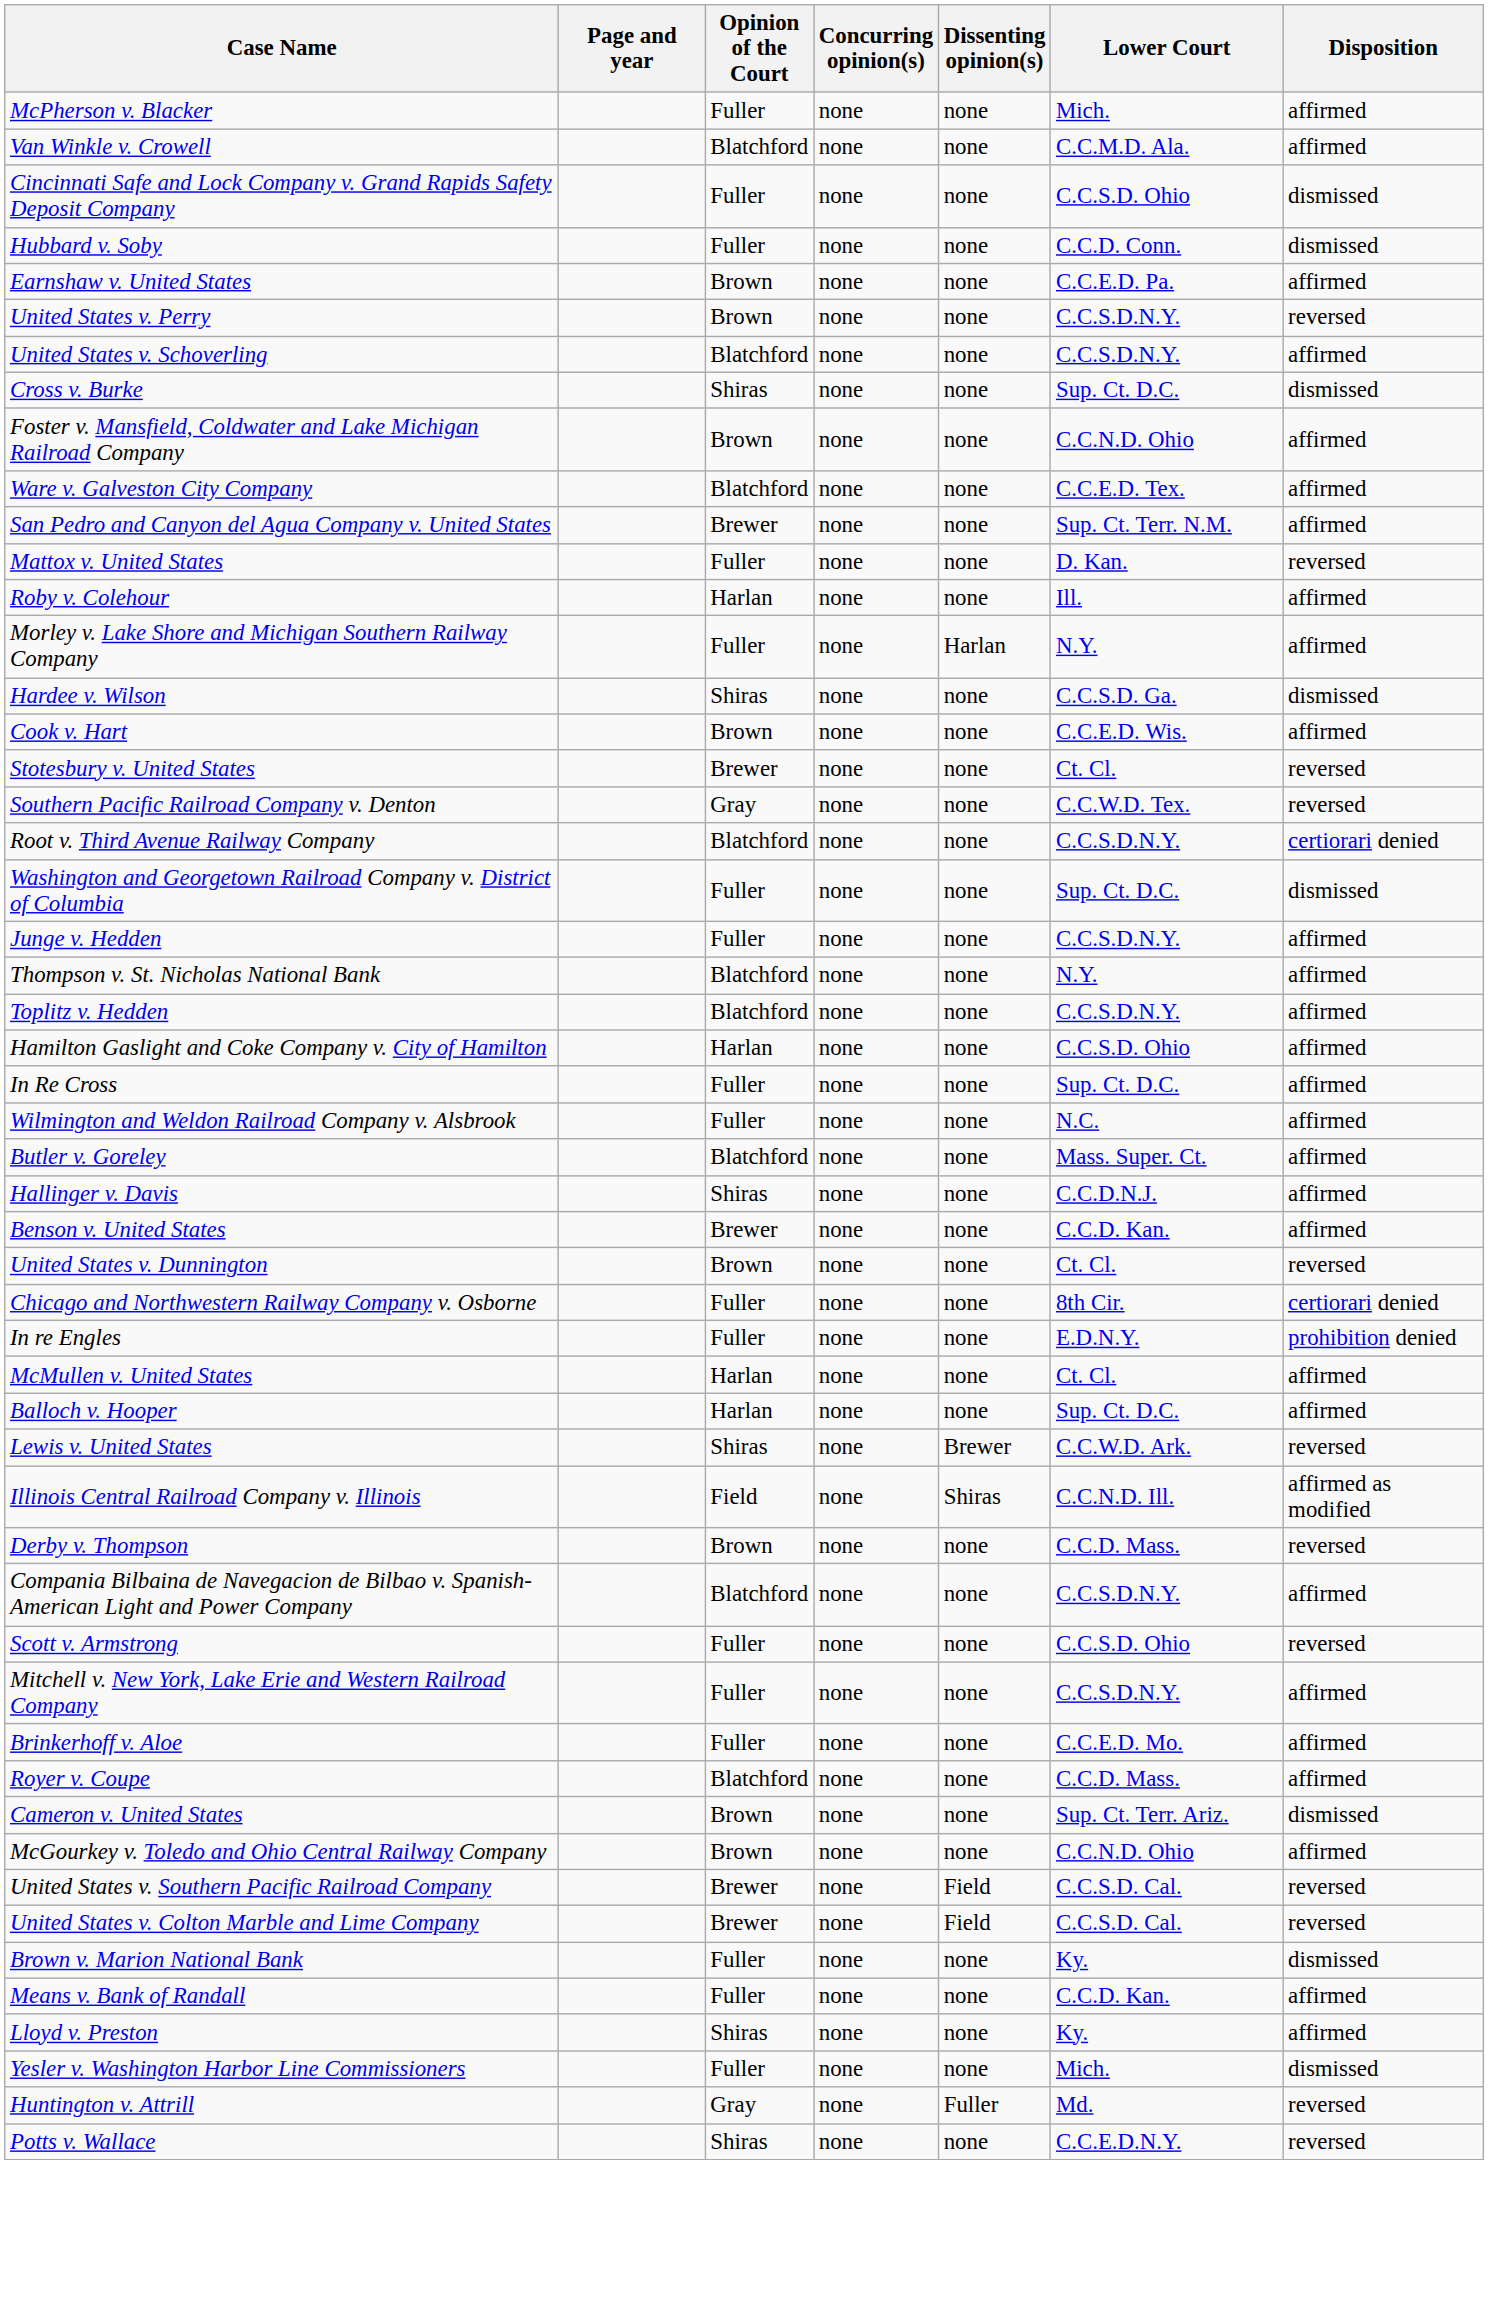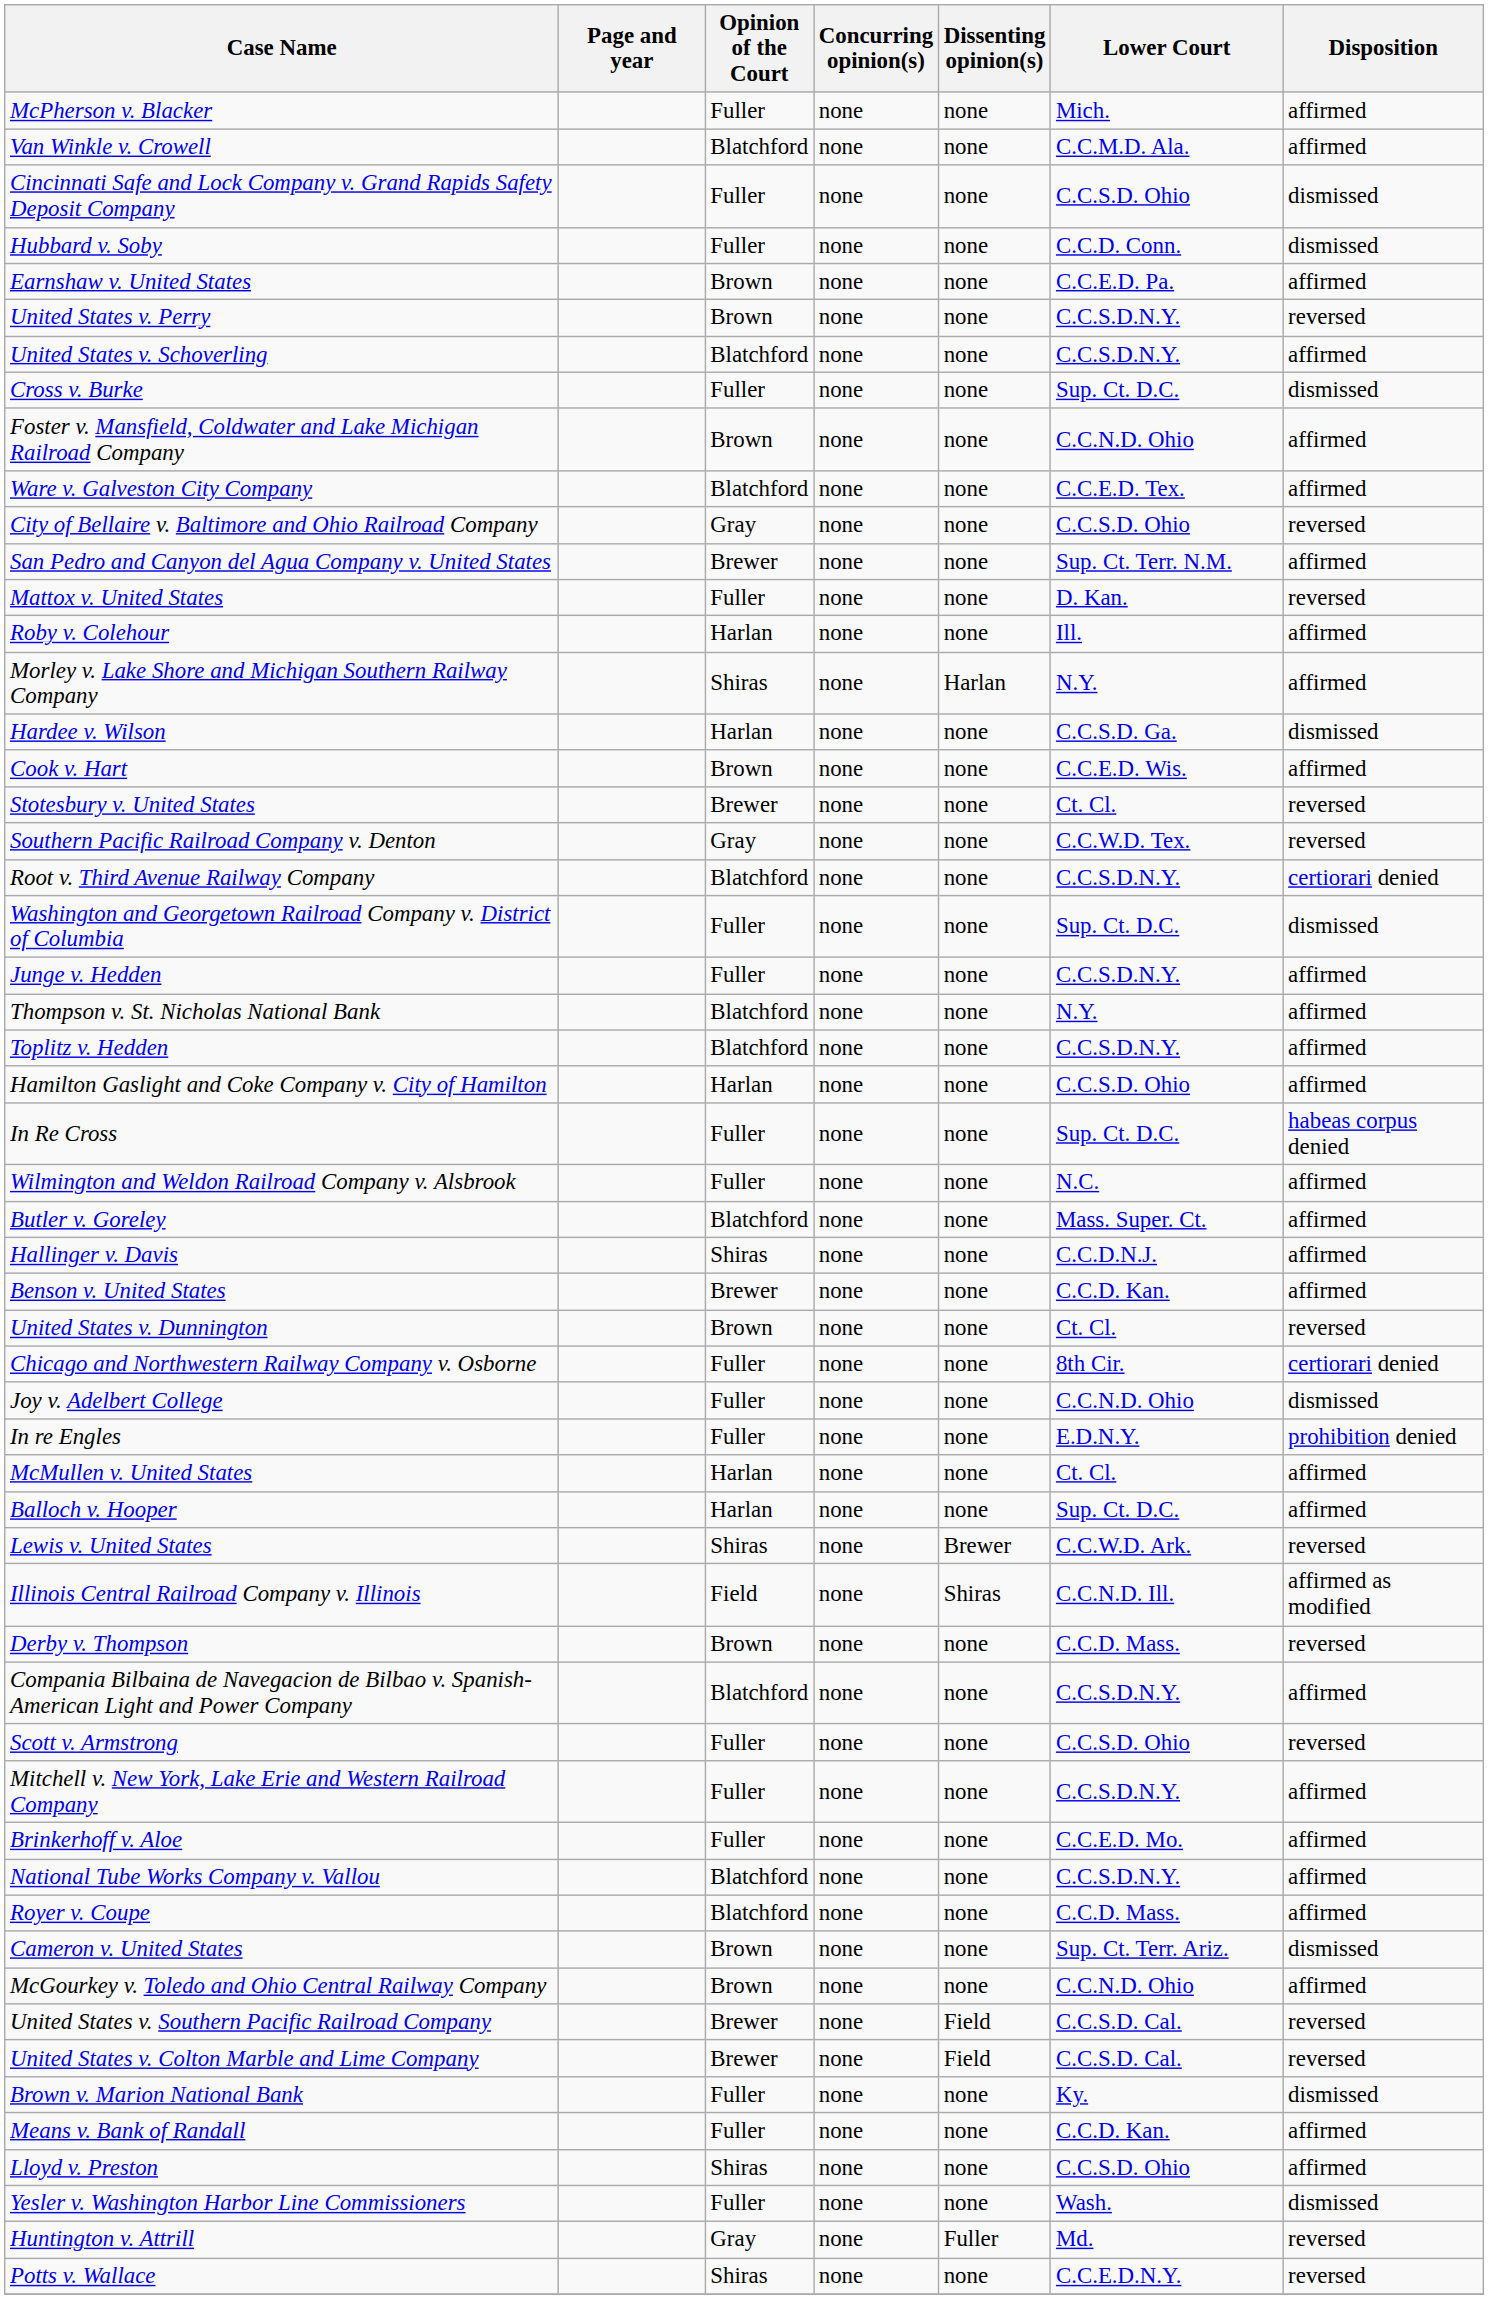(739, 390) Shiras -> (738, 390) Fuller
+ row: (274, 524)
(738, 646) Fuller -> (739, 682) Shiras
(739, 695) Shiras -> (741, 731) Harlan
(1327, 1084) affirmed -> (1353, 1133) habeas corpus denied
+ row: (116, 1400)
+ row: (195, 1876)
(1072, 2032) Ky. -> (1123, 2166) C.C.S.D. Ohio
(1083, 2068) Mich. -> (1084, 2203) Wash.
